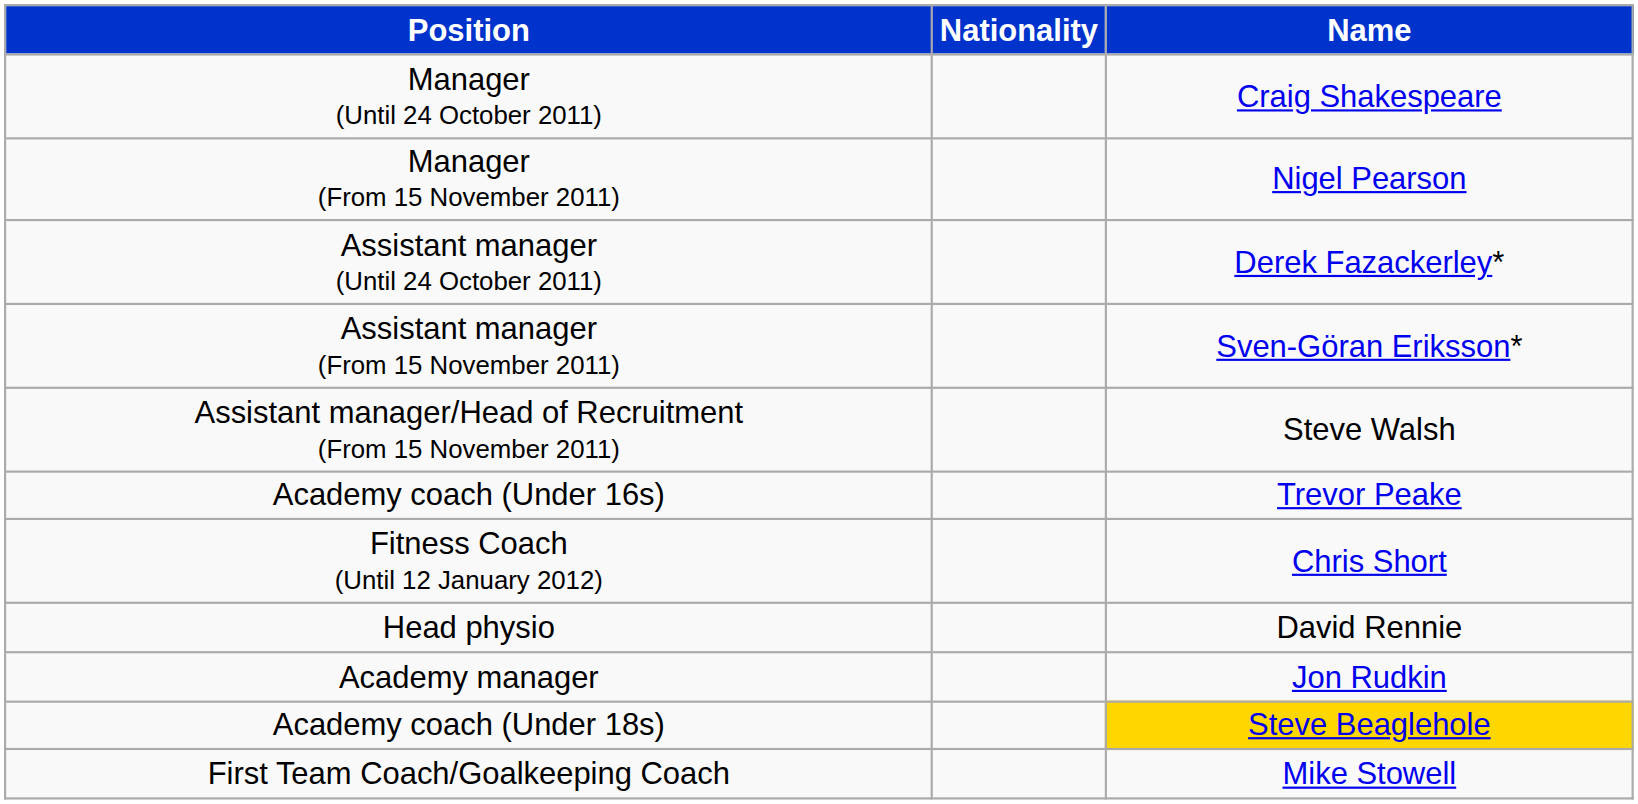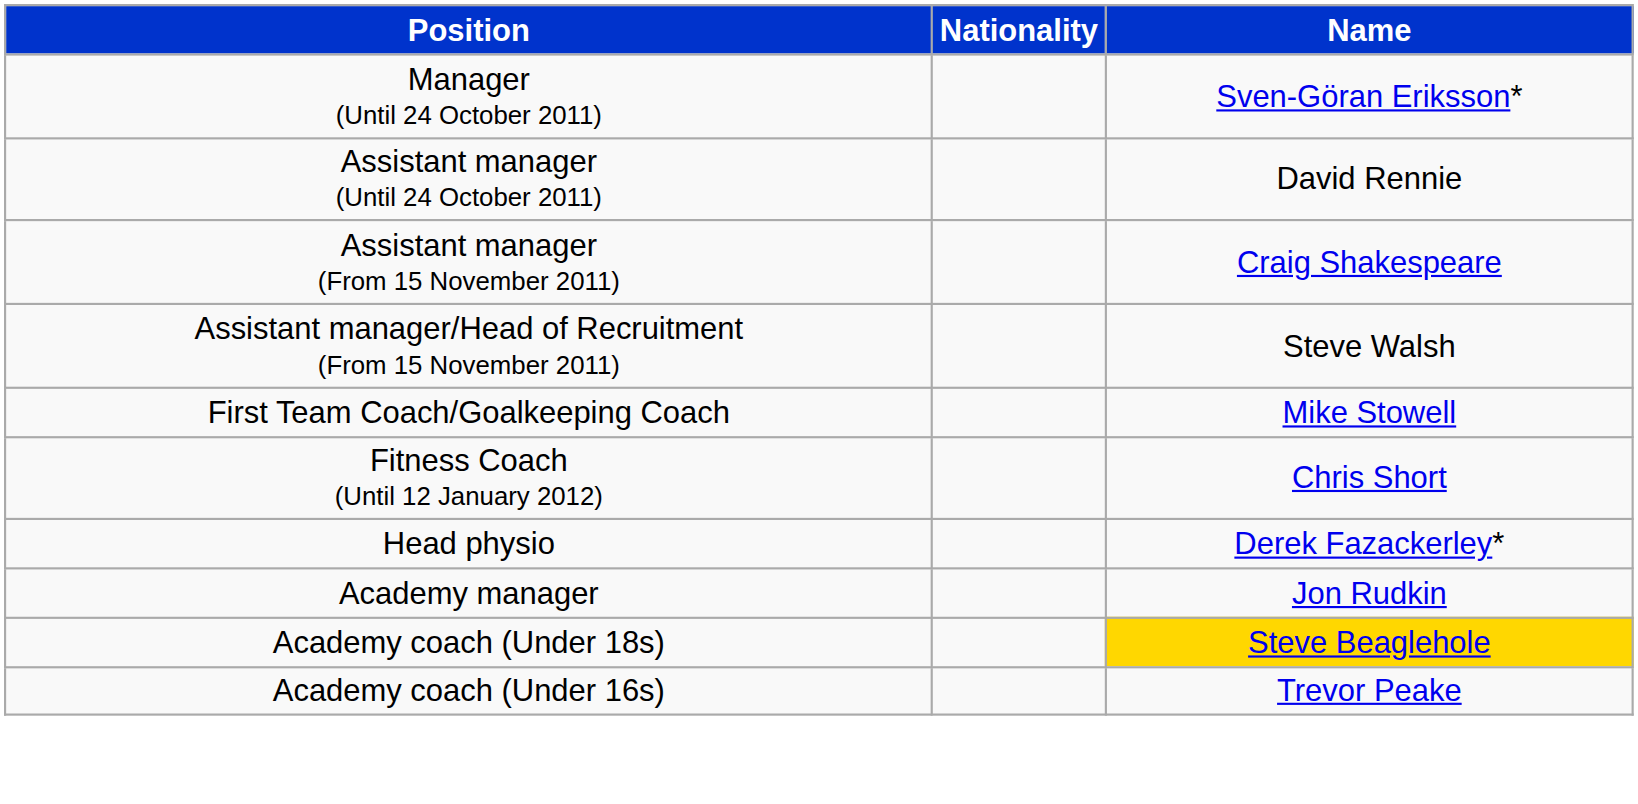(1369, 96) Craig Shakespeare -> (1369, 96) Sven-Göran Eriksson*
- row: (469, 179)
(1369, 263) Derek Fazackerley* -> (1369, 179) David Rennie
(1369, 346) Sven-Göran Eriksson* -> (1369, 263) Craig Shakespeare
rows swapped: (469, 774) <-> (469, 495)
(1369, 628) David Rennie -> (1369, 544) Derek Fazackerley*
